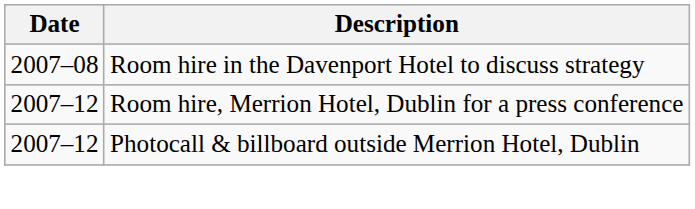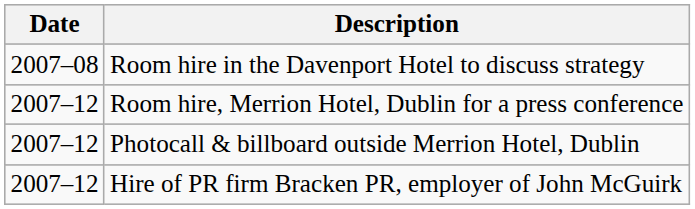+ row: (396, 183)
